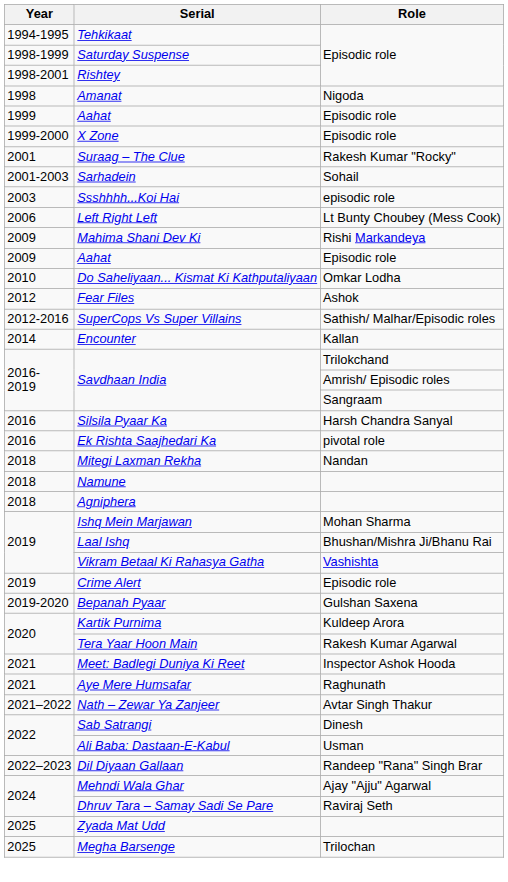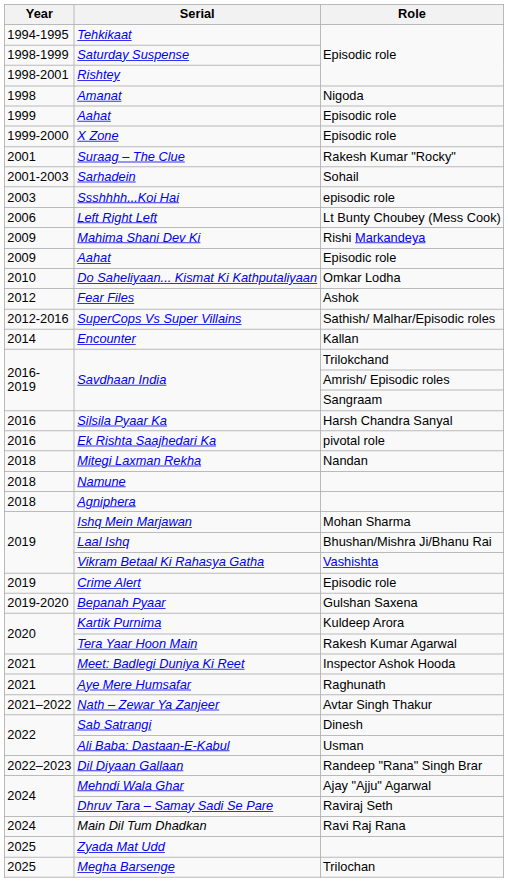+ row: (142, 826)
